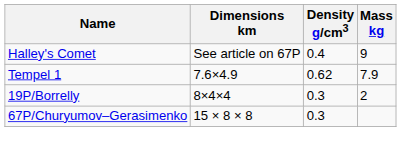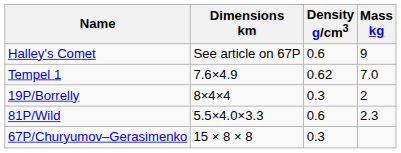(316, 54) 0.4 -> (316, 54) 0.6
(369, 74) 7.9 -> (369, 74) 7.0
+ row: (34, 116)
